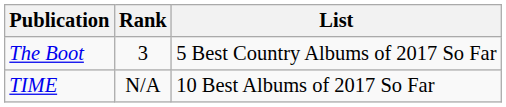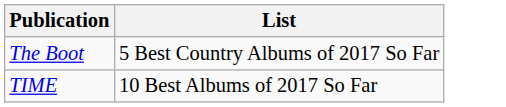- column: (143, 20)
